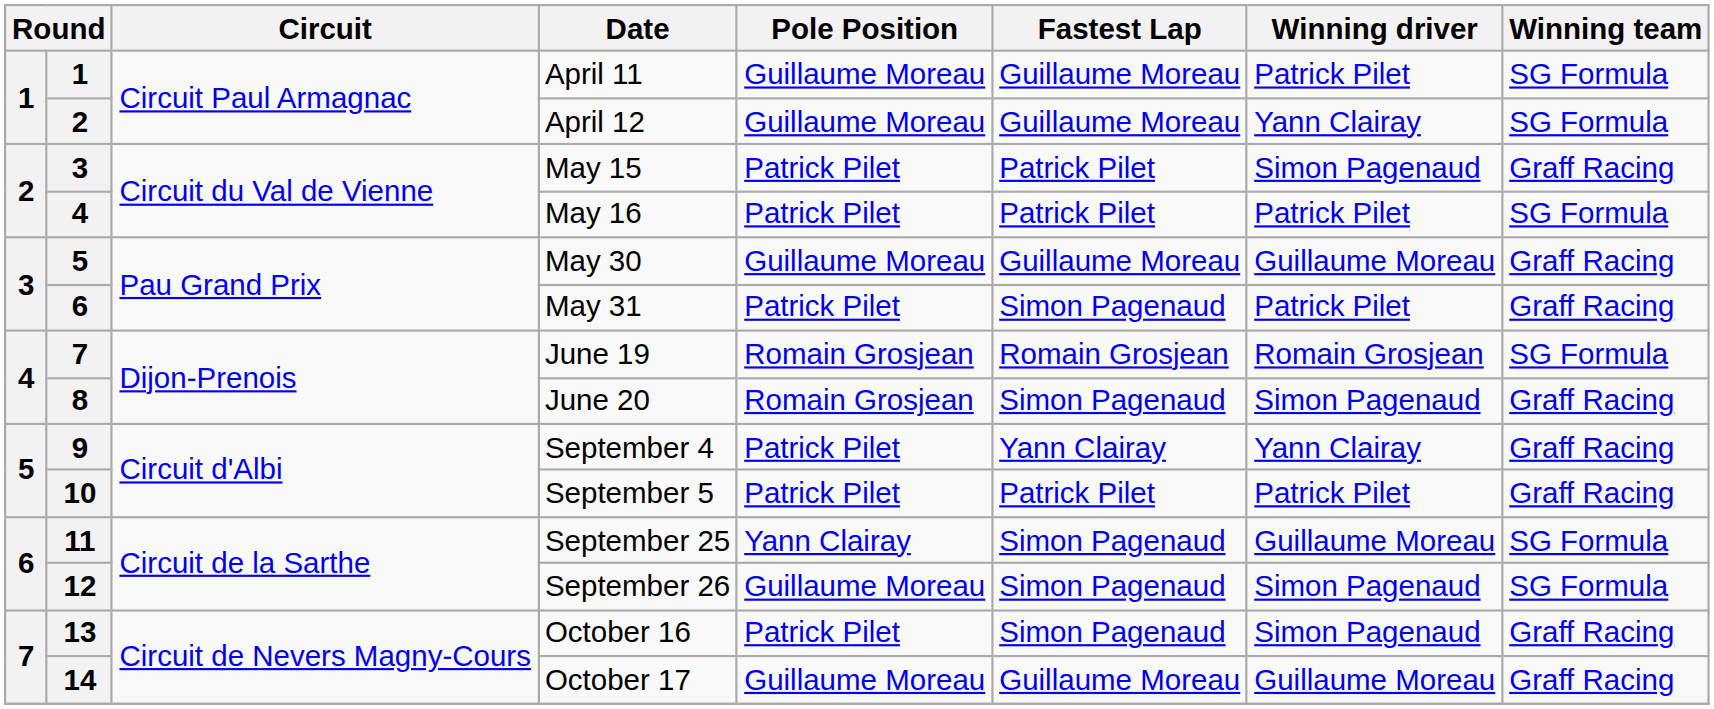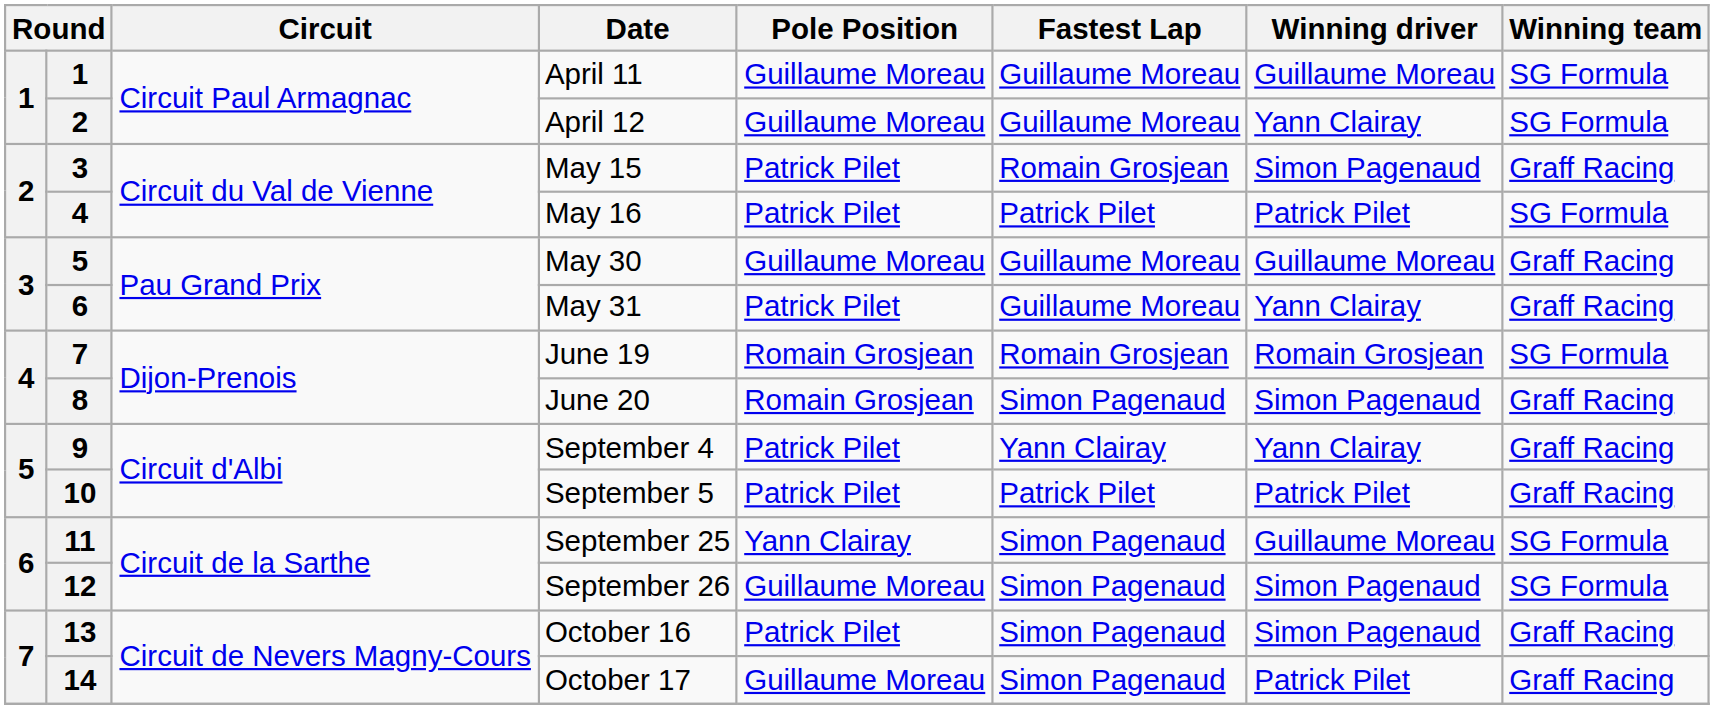(1332, 74) Patrick Pilet -> (1375, 74) Guillaume Moreau
(1077, 167) Patrick Pilet -> (1114, 167) Romain Grosjean
(1112, 307) Simon Pagenaud -> (1120, 307) Guillaume Moreau
(1332, 307) Patrick Pilet -> (1338, 307) Yann Clairay
(1120, 679) Guillaume Moreau -> (1112, 679) Simon Pagenaud
(1375, 679) Guillaume Moreau -> (1332, 679) Patrick Pilet
